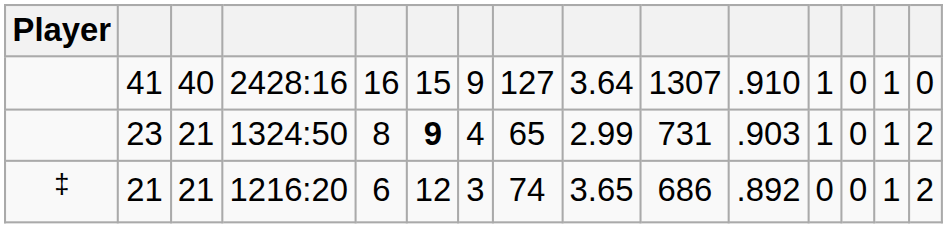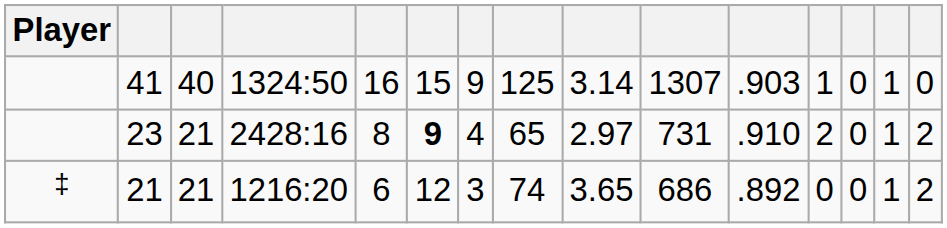(289, 82) 2428:16 -> (289, 82) 1324:50
(527, 82) 127 -> (527, 82) 125
(601, 82) 3.64 -> (601, 82) 3.14
(769, 82) .910 -> (769, 82) .903
(289, 134) 1324:50 -> (289, 134) 2428:16
(601, 134) 2.99 -> (601, 134) 2.97
(769, 134) .903 -> (769, 134) .910
(825, 134) 1 -> (825, 134) 2
